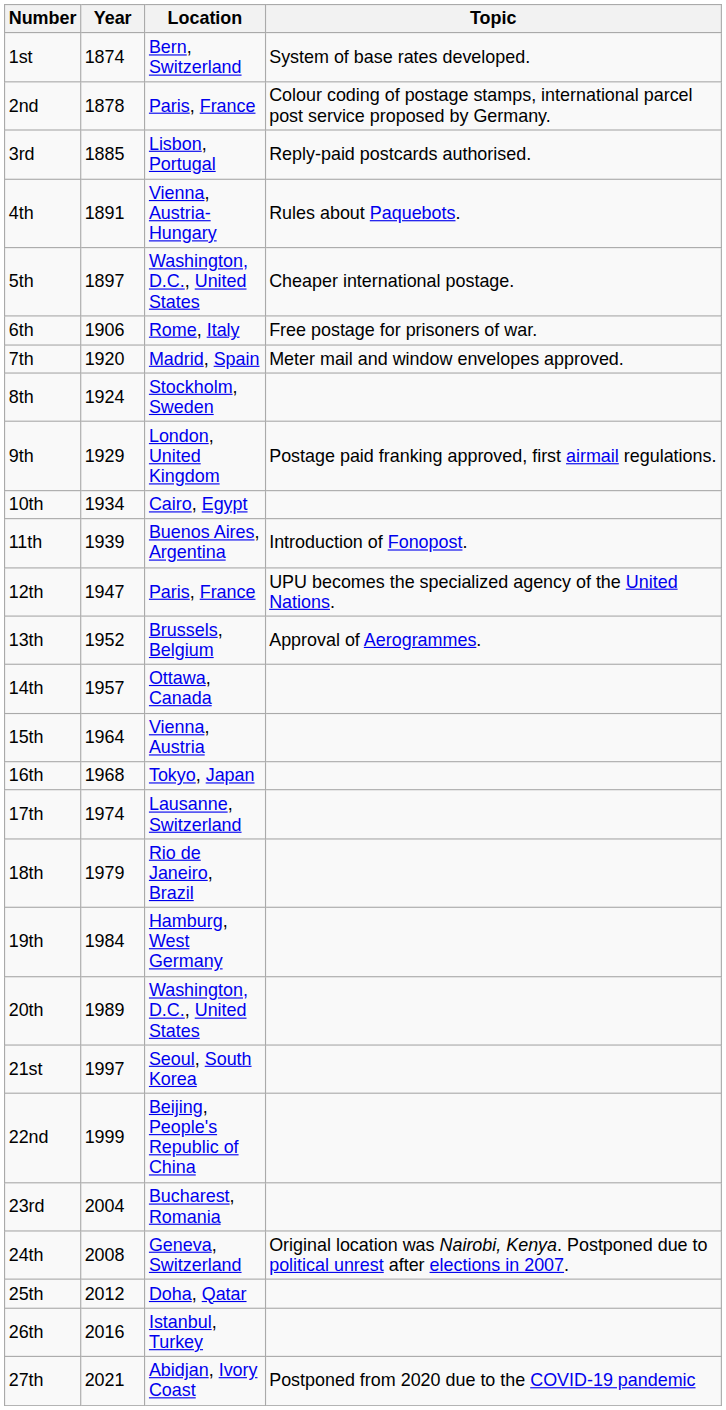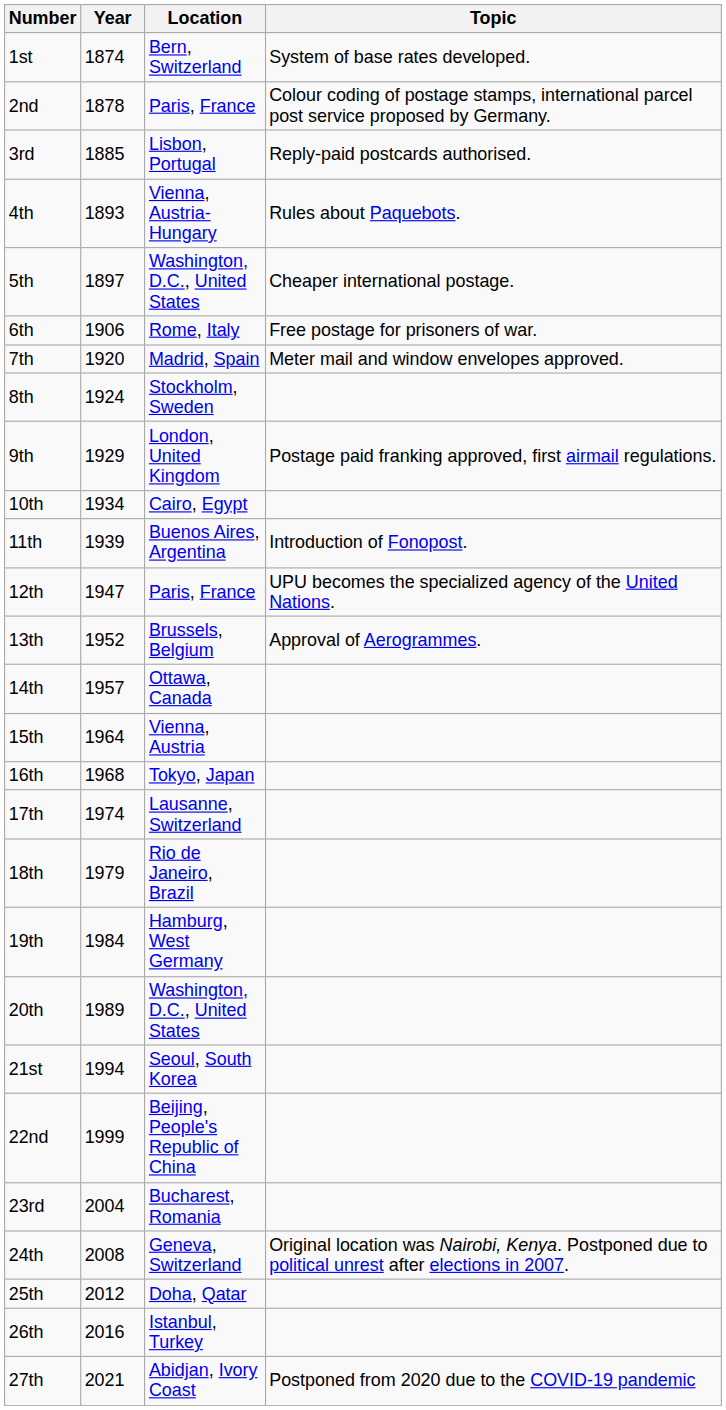(105, 213) 1891 -> (105, 213) 1893
(105, 1069) 1997 -> (105, 1069) 1994
